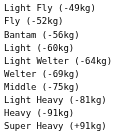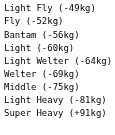- row: (39, 113)
